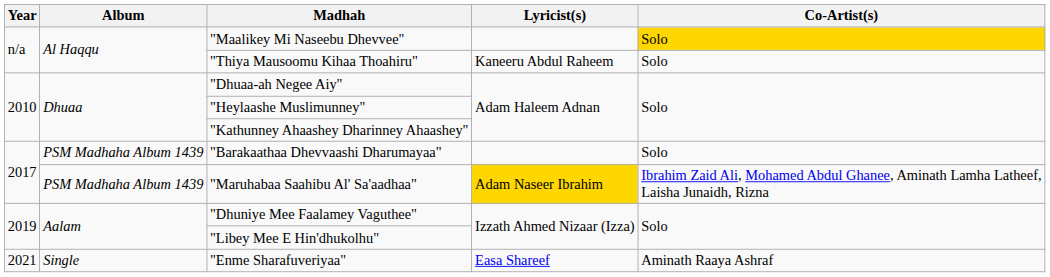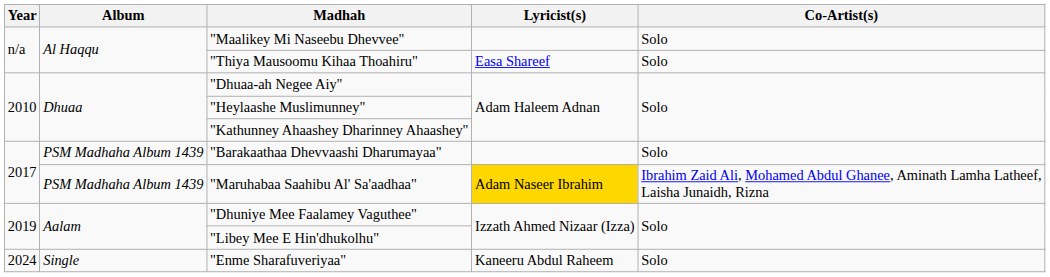(654, 38) gold background -> (654, 38) no background
(544, 61) Kaneeru Abdul Raheem -> (512, 61) Easa Shareef
(22, 260) 2021 -> (22, 260) 2024
(512, 260) Easa Shareef -> (544, 260) Kaneeru Abdul Raheem
(707, 260) Aminath Raaya Ashraf -> (654, 260) Solo
